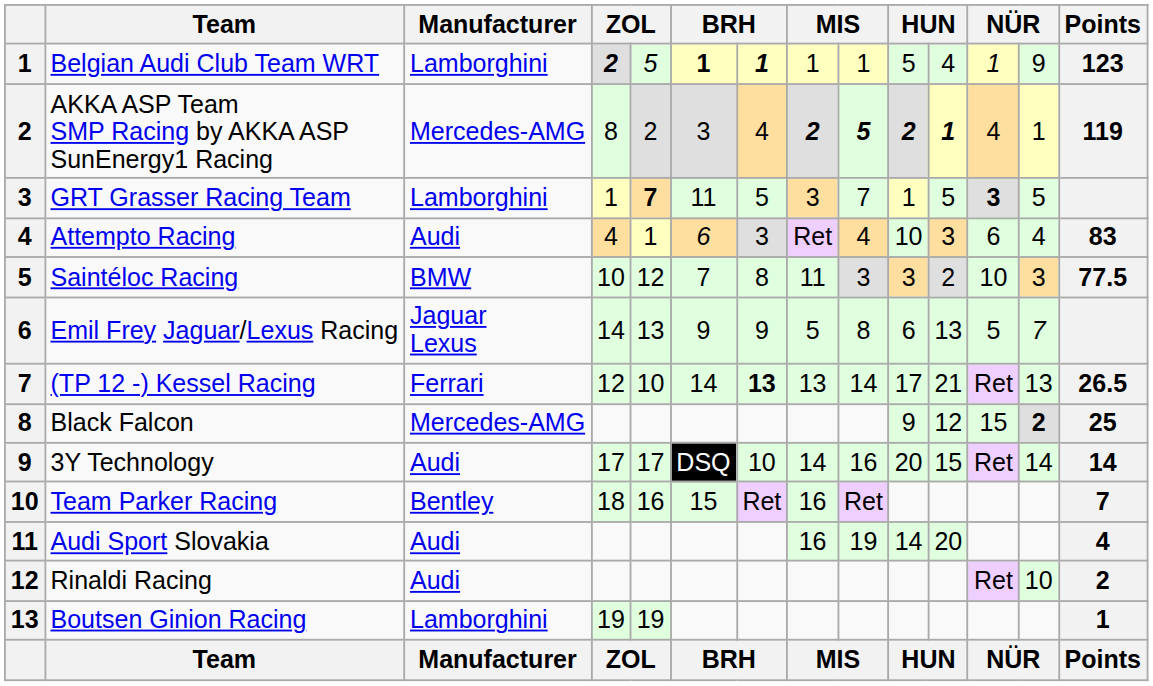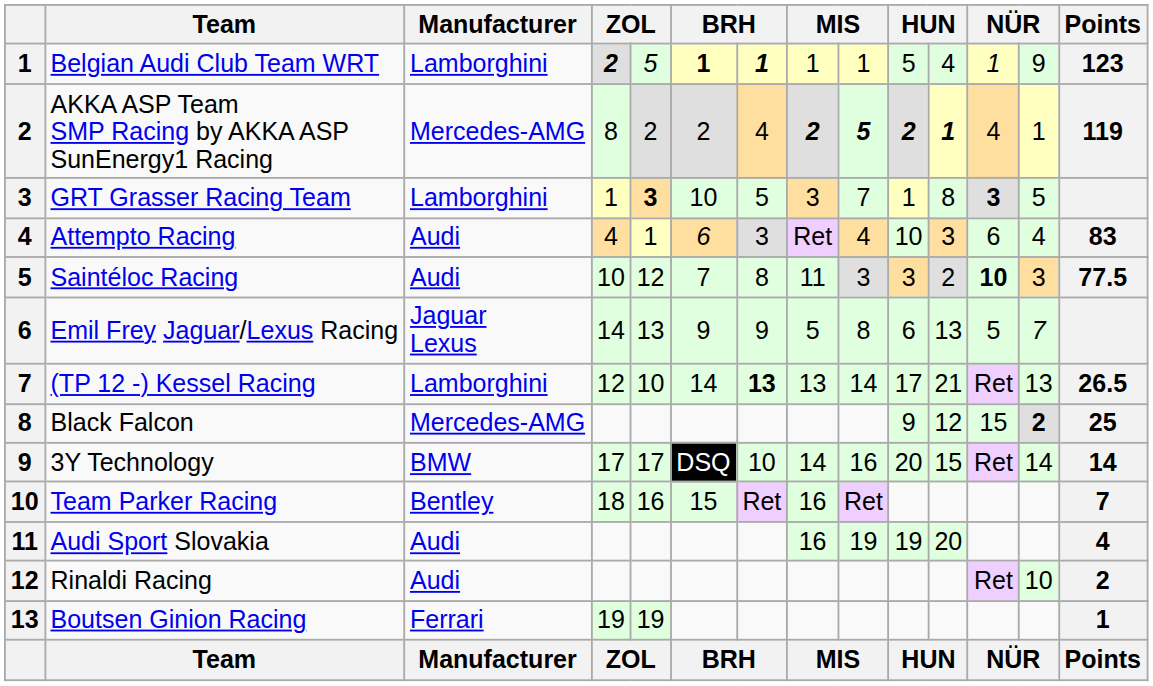(703, 131) 3 -> (703, 131) 2
(651, 198) 7 -> (651, 198) 3
(703, 198) 11 -> (703, 198) 10
(948, 198) 5 -> (948, 198) 8
(441, 277) BMW -> (435, 277) Audi
(994, 277) normal -> (994, 277) bold
(447, 383) Ferrari -> (479, 383) Lamborghini
(435, 462) Audi -> (441, 462) BMW
(909, 541) 14 -> (909, 541) 19
(479, 620) Lamborghini -> (447, 620) Ferrari
